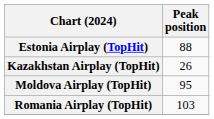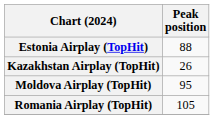(186, 104) 103 -> (186, 104) 105
